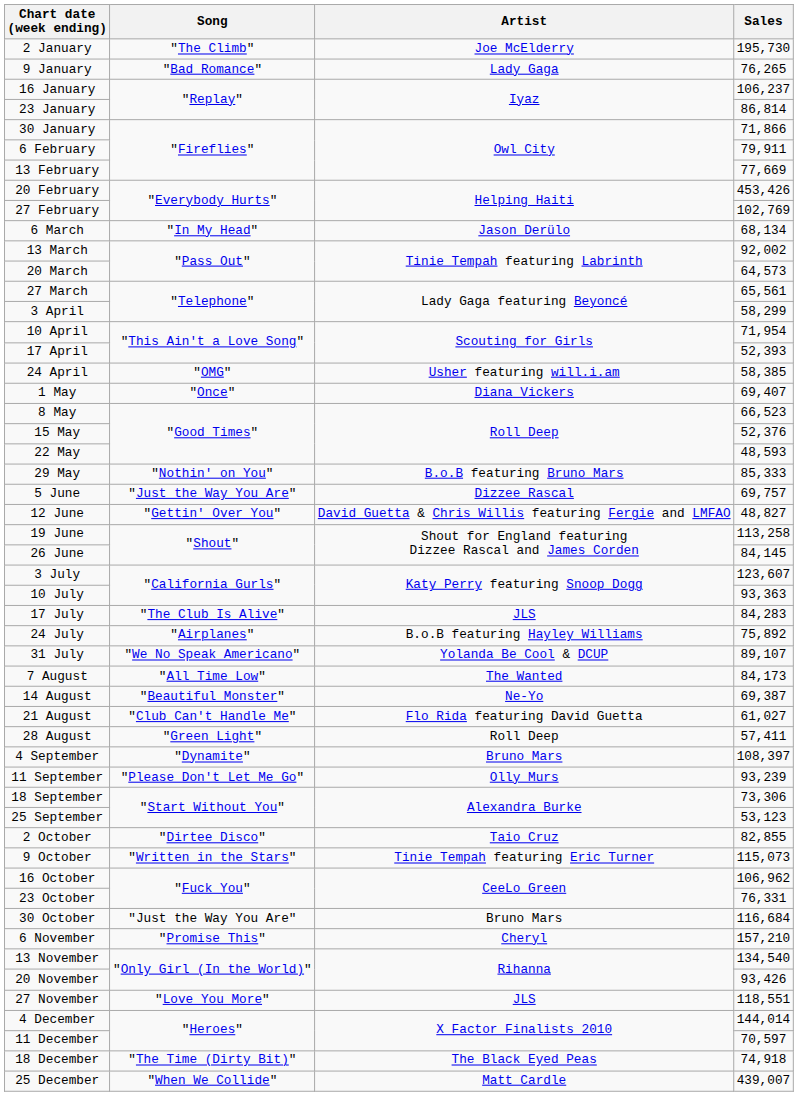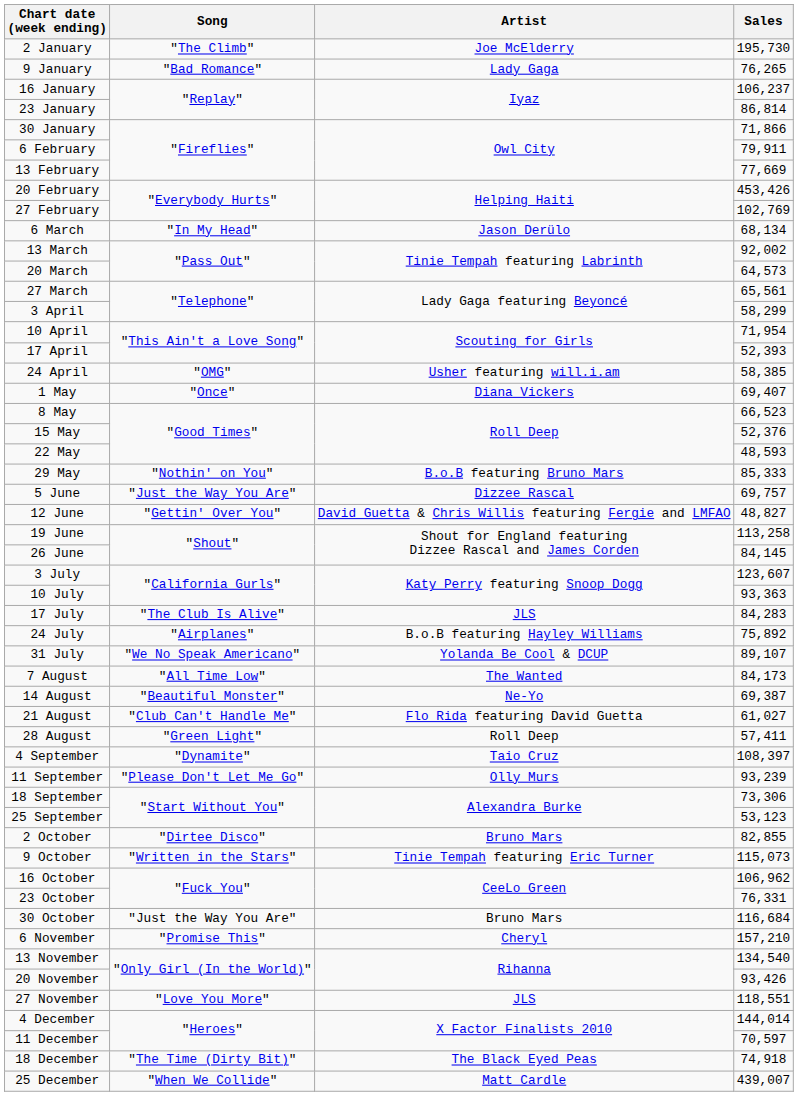(524, 757) Bruno Mars -> (524, 757) Taio Cruz
(524, 838) Taio Cruz -> (524, 838) Bruno Mars
